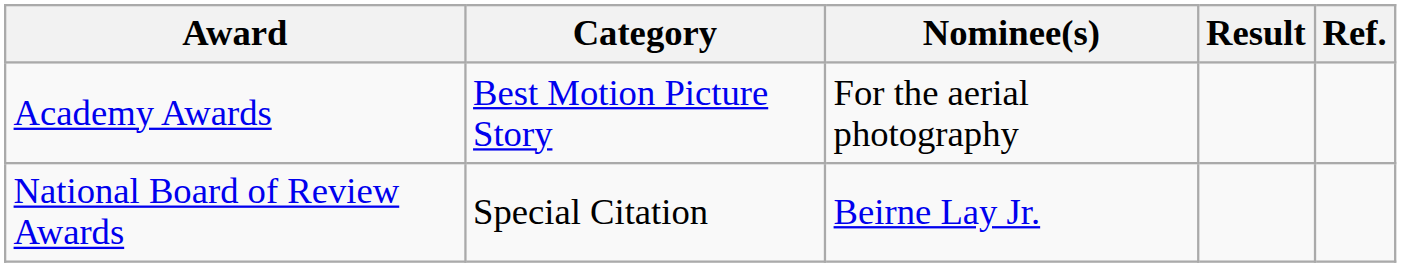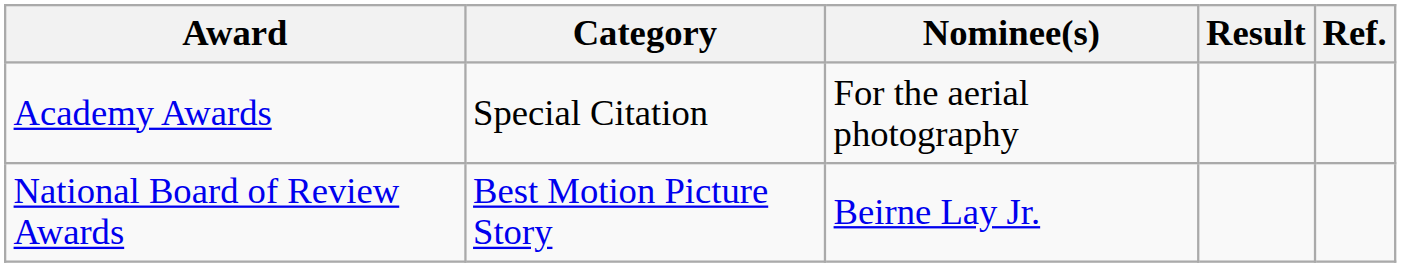(621, 112) Best Motion Picture Story -> (591, 112) Special Citation
(591, 211) Special Citation -> (621, 211) Best Motion Picture Story
